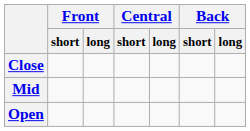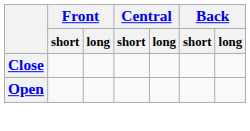- row: (26, 89)
